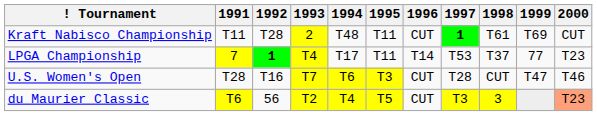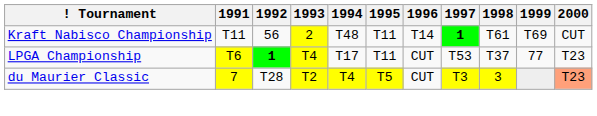(272, 37) T28 -> (272, 37) 56
(422, 37) CUT -> (422, 37) T14
(234, 58) 7 -> (234, 58) T6
(422, 58) T14 -> (422, 58) CUT
- row: (74, 79)
(234, 100) T6 -> (234, 79) 7
(272, 100) 56 -> (272, 79) T28
